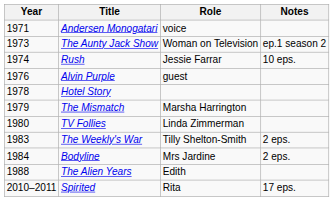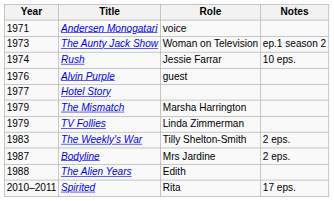(18, 92) 1978 -> (18, 92) 1977
(18, 124) 1980 -> (18, 124) 1979
(18, 156) 1984 -> (18, 156) 1987
